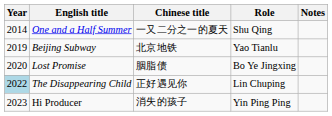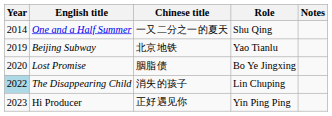(162, 83) 正好遇见你 -> (162, 83) 消失的孩子
(162, 102) 消失的孩子 -> (162, 102) 正好遇见你
